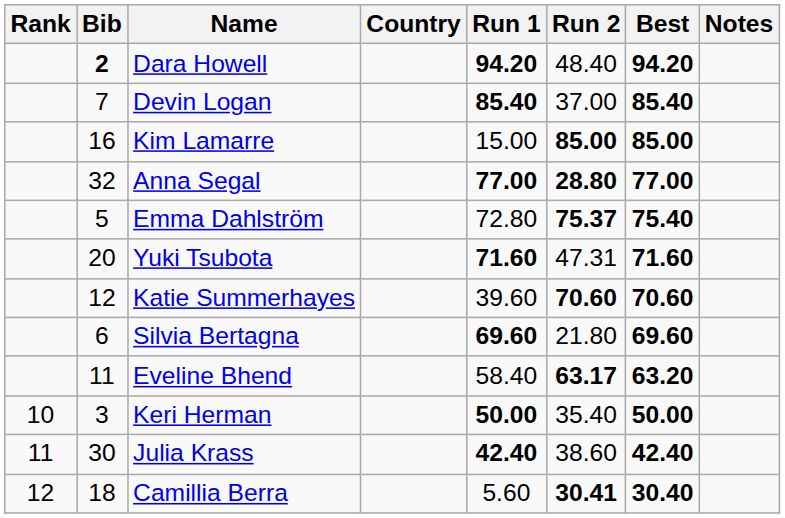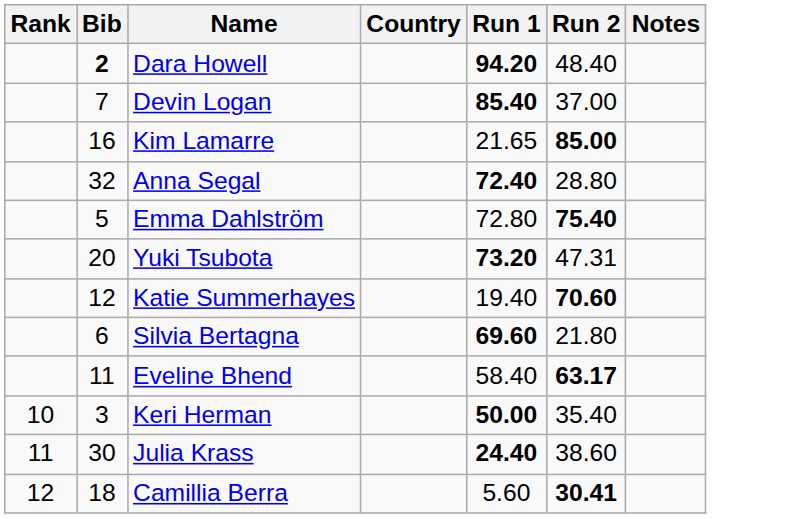- column: (663, 24)
(506, 141) 15.00 -> (506, 141) 21.65
(506, 180) 77.00 -> (506, 180) 72.40
(586, 180) bold -> (586, 180) normal
(586, 219) 75.37 -> (586, 219) 75.40
(506, 258) 71.60 -> (506, 258) 73.20
(506, 297) 39.60 -> (506, 297) 19.40
(506, 453) 42.40 -> (506, 453) 24.40
